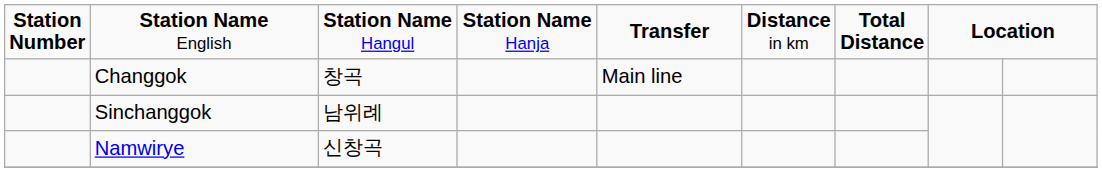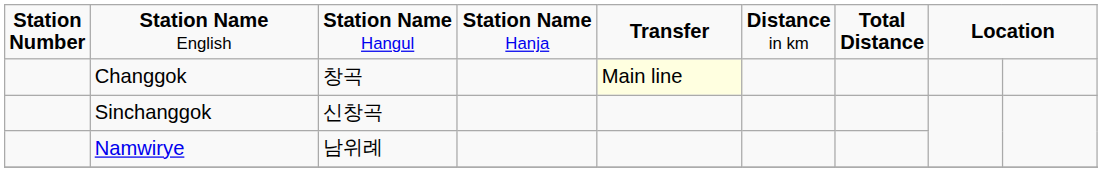(642, 77) no background -> (642, 77) lightyellow background
(353, 112) 남위례 -> (353, 112) 신창곡
(353, 147) 신창곡 -> (353, 147) 남위례
